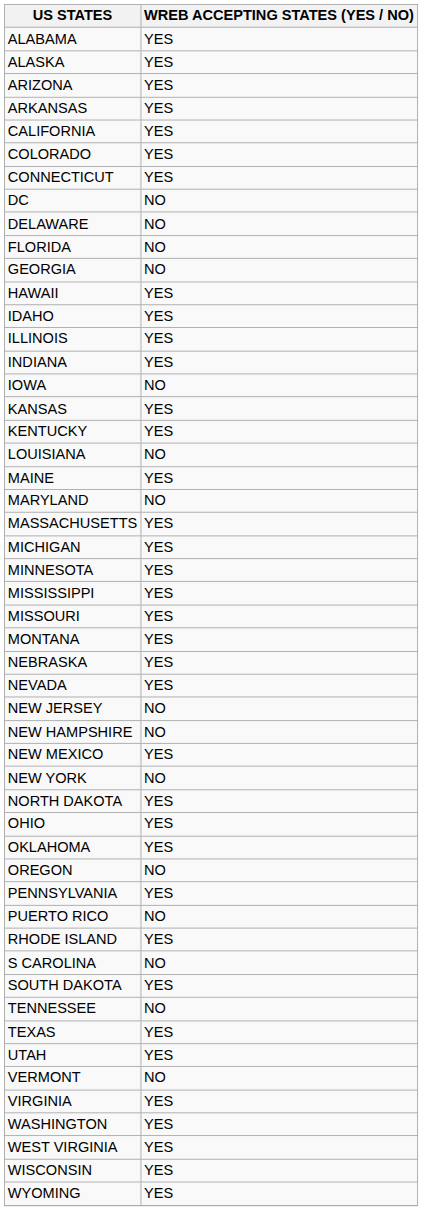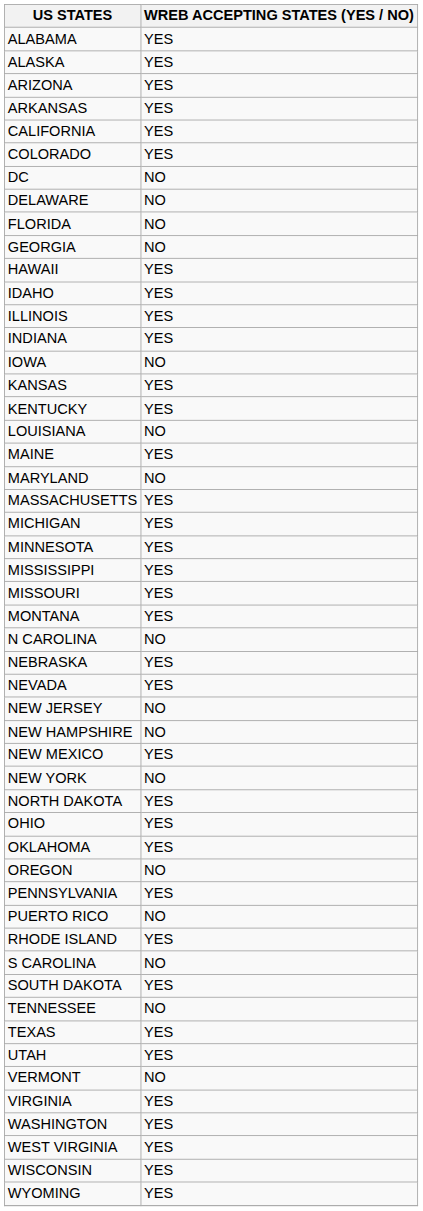- row: (61, 177)
+ row: (52, 639)
